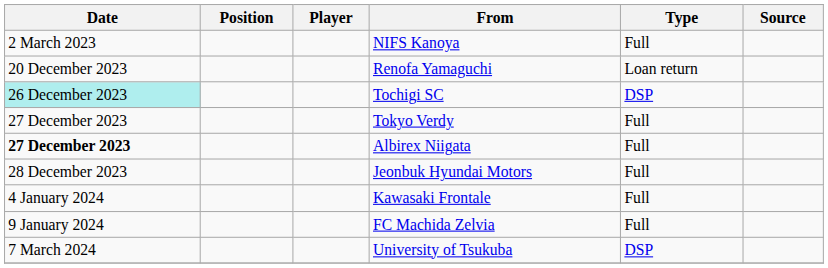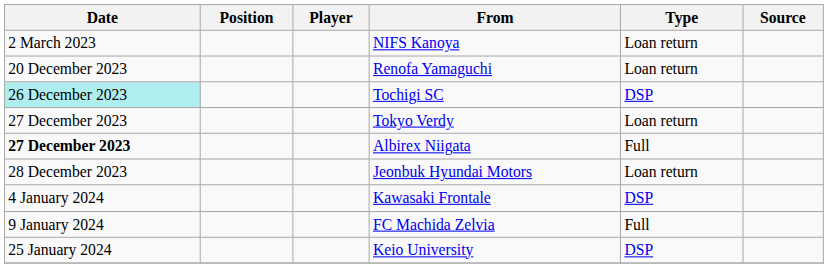(637, 43) Full -> (661, 43) Loan return
(637, 120) Full -> (661, 120) Loan return
(637, 172) Full -> (661, 172) Loan return
(637, 198) Full -> (639, 198) DSP
+ row: (423, 249)
- row: (443, 249)
